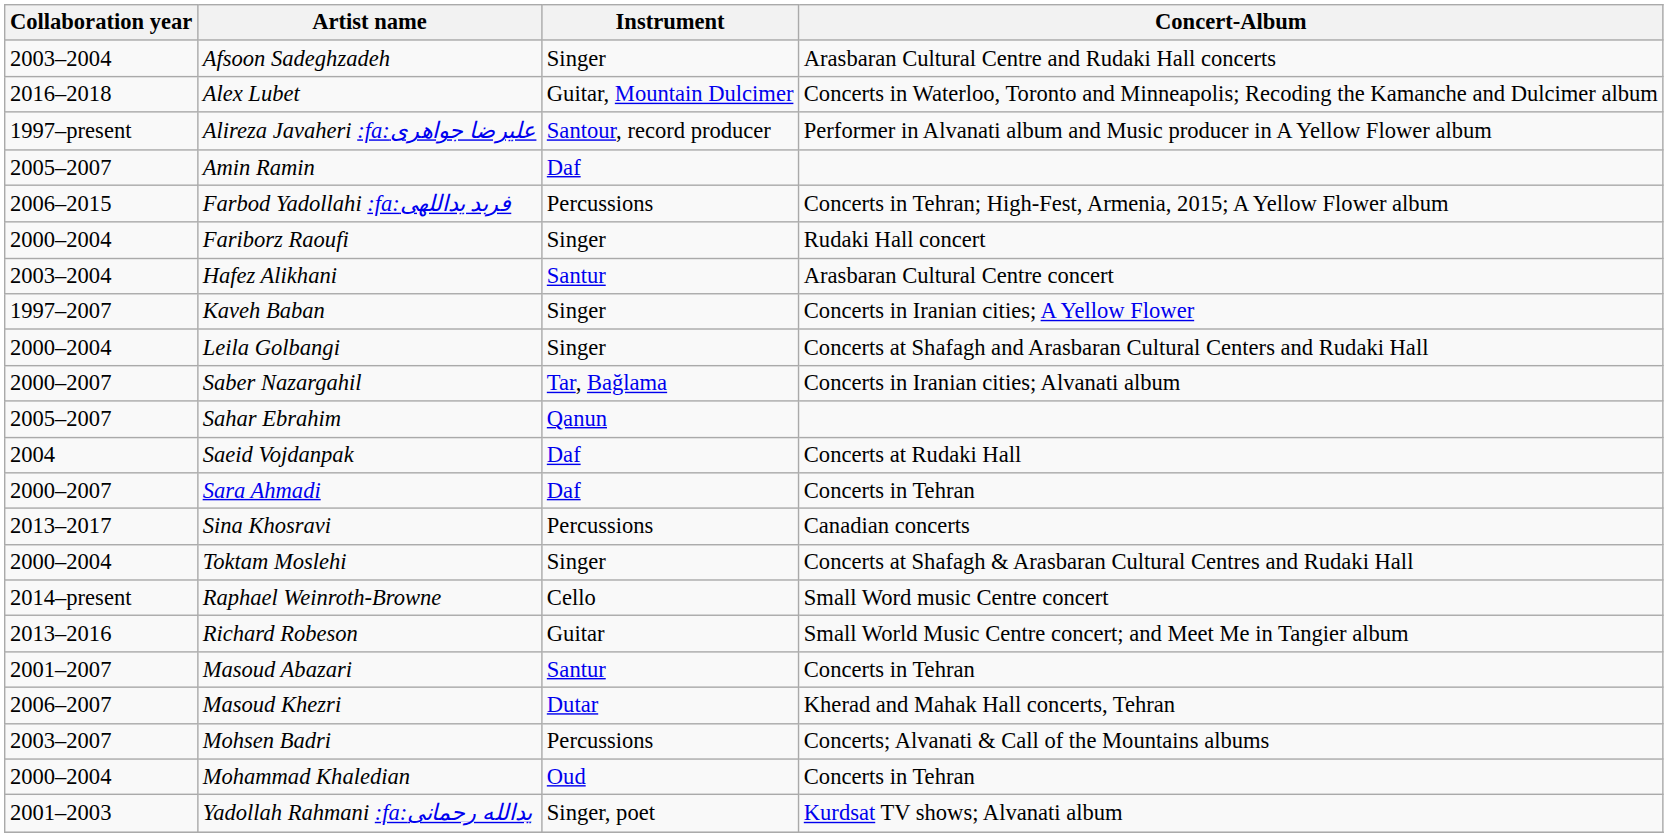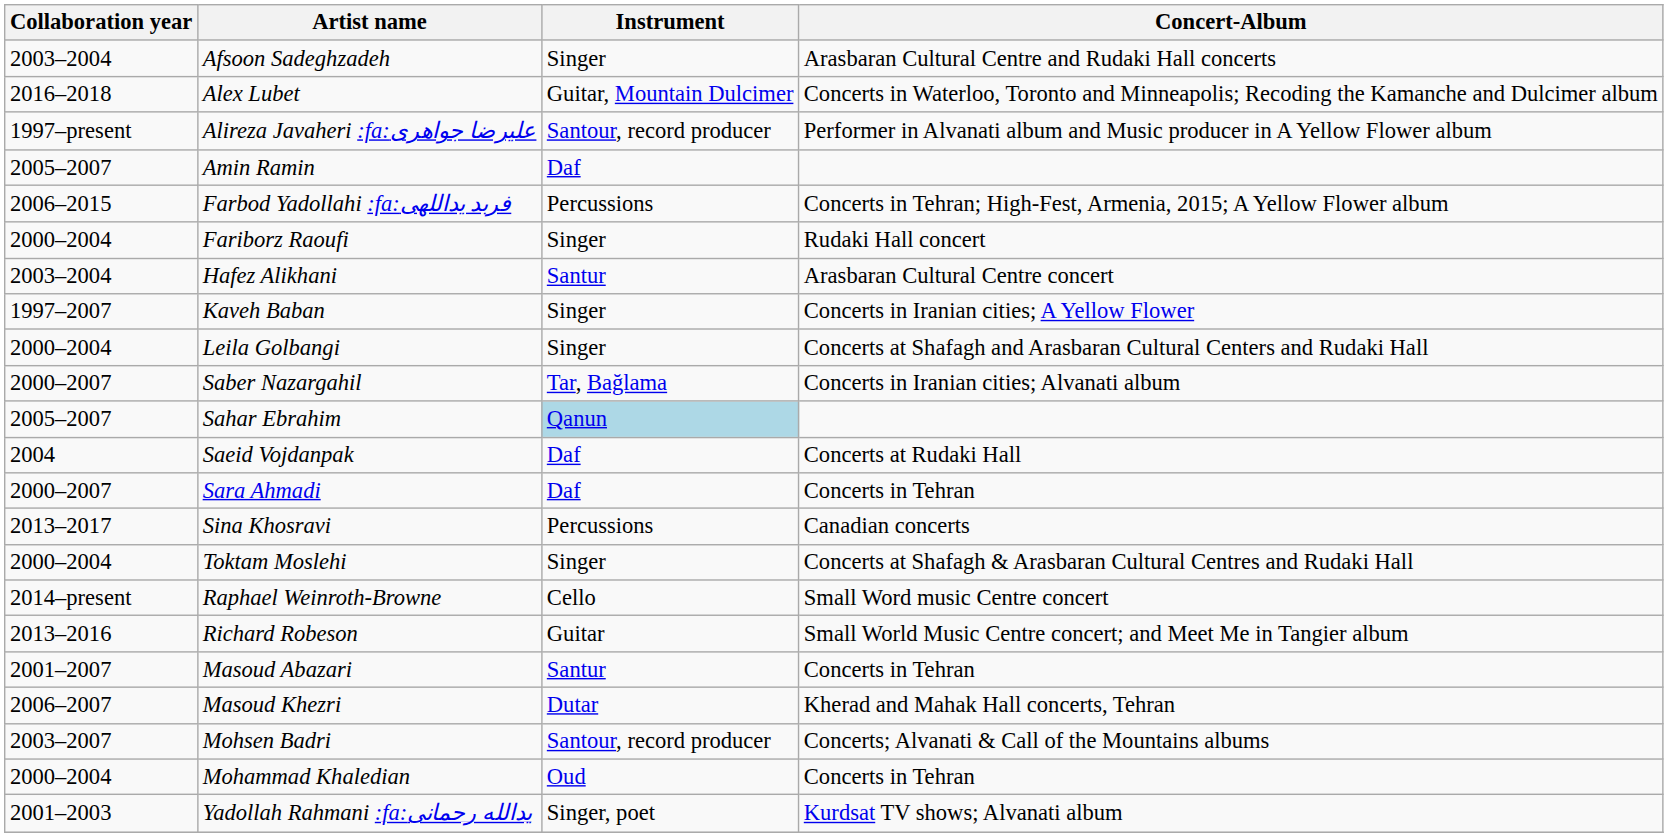(577, 418) no background -> (577, 418) lightblue background
(600, 740) Percussions -> (659, 740) Santour, record producer
